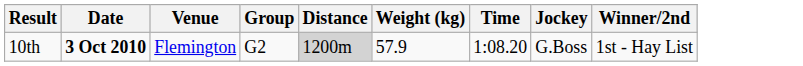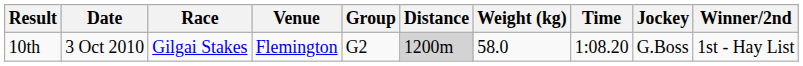+ column: (200, 18)
(106, 46) bold -> (105, 46) normal
(391, 46) 57.9 -> (493, 46) 58.0
